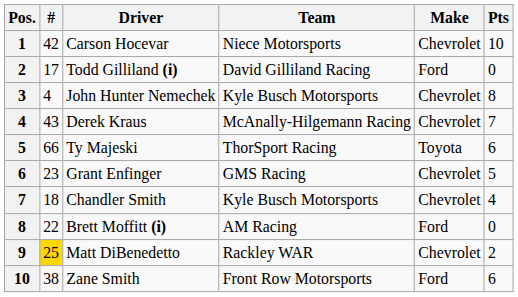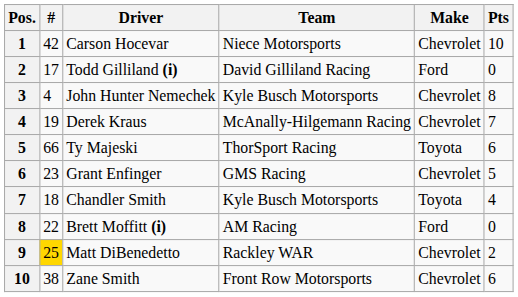(51, 121) 43 -> (51, 121) 19
(449, 200) Chevrolet -> (440, 200) Toyota
(433, 278) Ford -> (449, 278) Chevrolet
